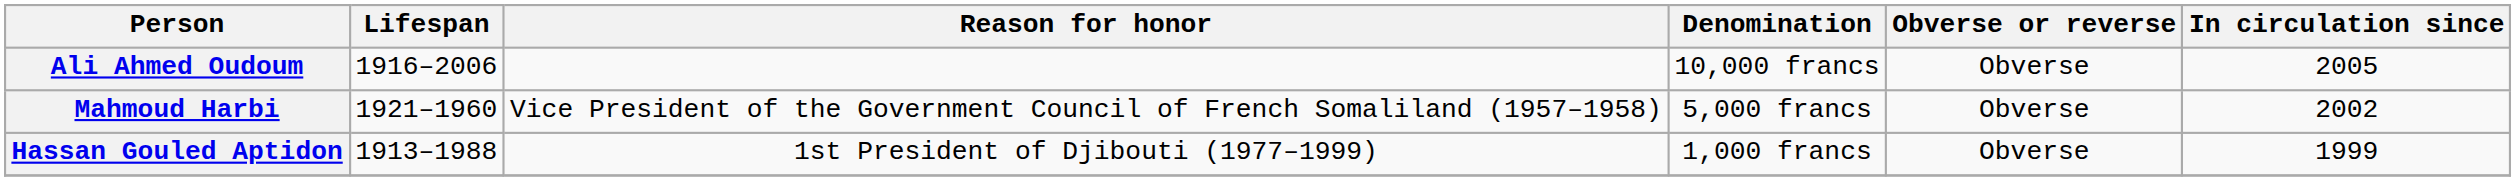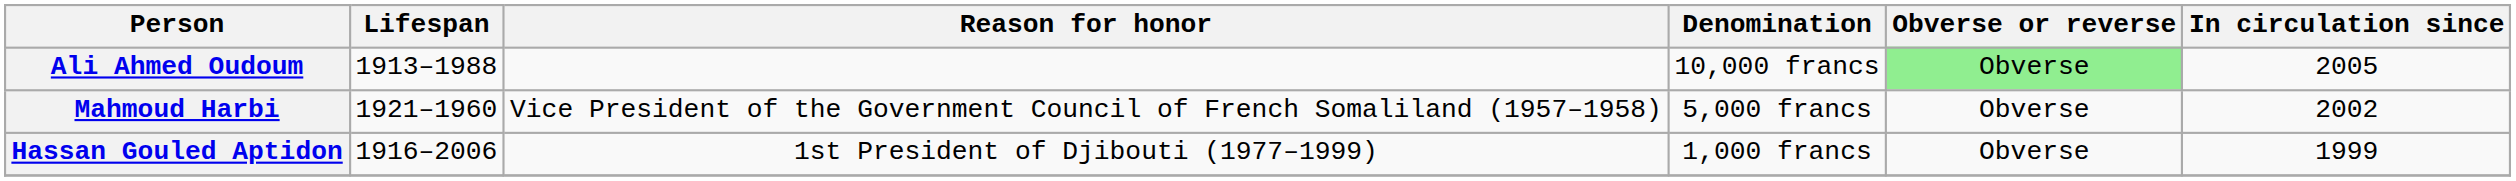(426, 69) 1916–2006 -> (426, 69) 1913–1988
(2034, 69) no background -> (2034, 69) lightgreen background
(426, 154) 1913–1988 -> (426, 154) 1916–2006
